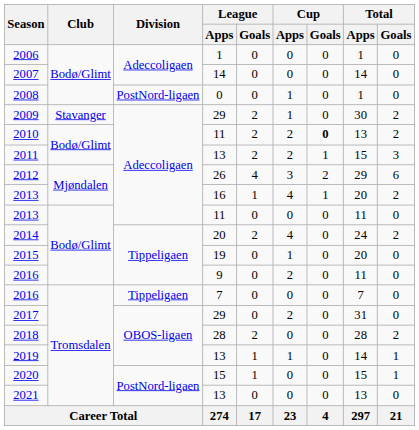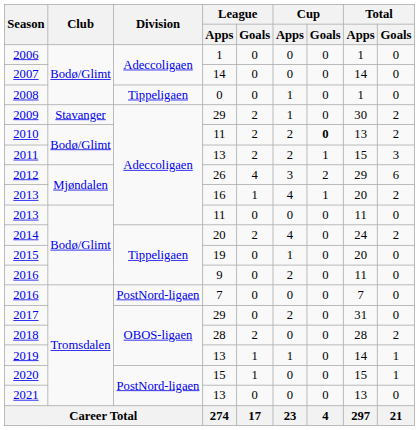(158, 94) PostNord-ligaen -> (158, 94) Tippeligaen
(158, 295) Tippeligaen -> (158, 295) PostNord-ligaen
